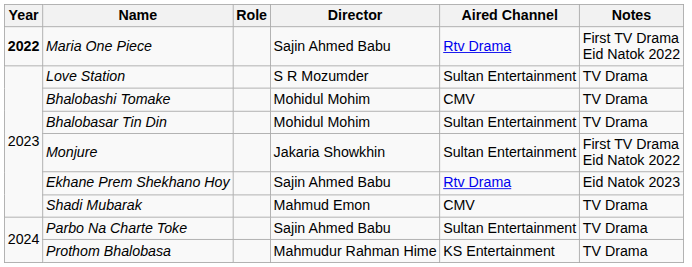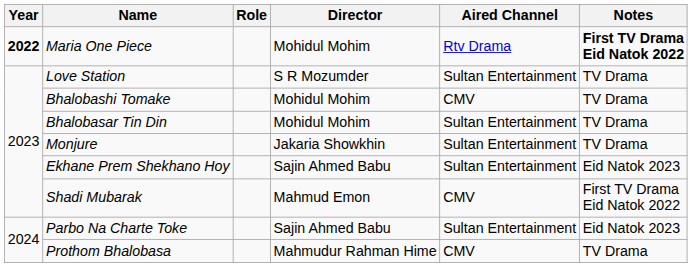(332, 46) Sajin Ahmed Babu -> (322, 46) Mohidul Mohim
(631, 46) normal -> (633, 46) bold
(631, 152) First TV Drama Eid Natok 2022 -> (615, 144) TV Drama
(477, 183) Rtv Drama -> (510, 167) Sultan Entertainment
(615, 205) TV Drama -> (631, 197) First TV Drama Eid Natok 2022
(615, 228) TV Drama -> (631, 228) Eid Natok 2023
(499, 251) KS Entertainment -> (459, 251) CMV
